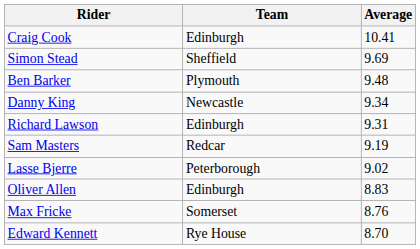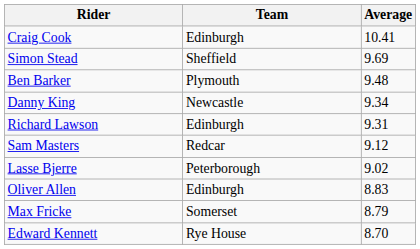(376, 146) 9.19 -> (376, 146) 9.12
(376, 211) 8.76 -> (376, 211) 8.79
